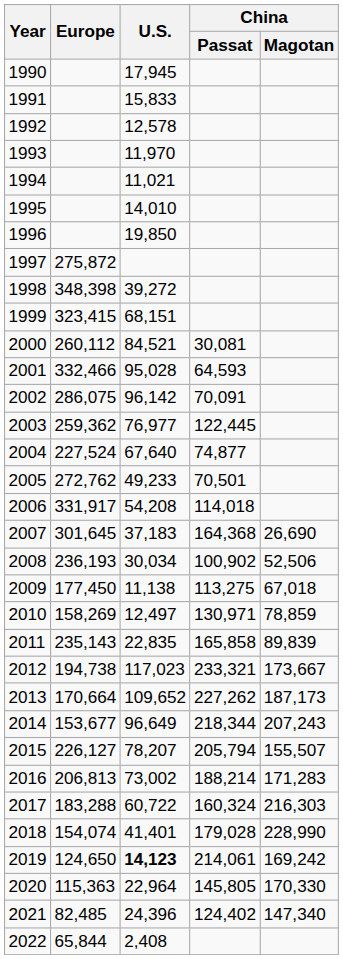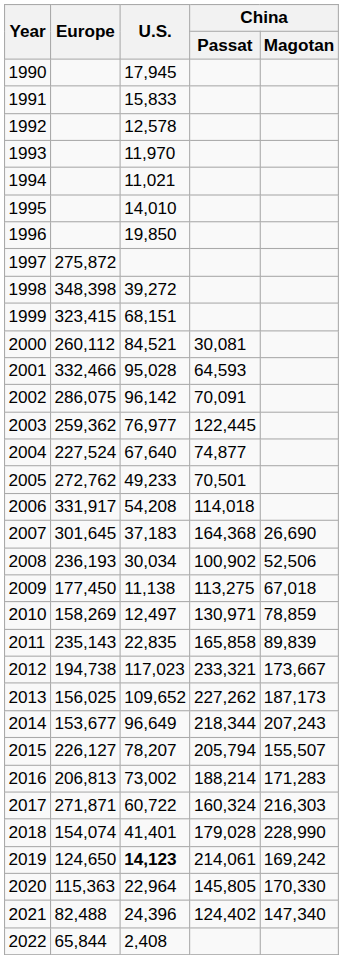(85, 696) 170,664 -> (85, 696) 156,025
(85, 805) 183,288 -> (85, 805) 271,871
(81, 914) 82,485 -> (81, 914) 82,488
